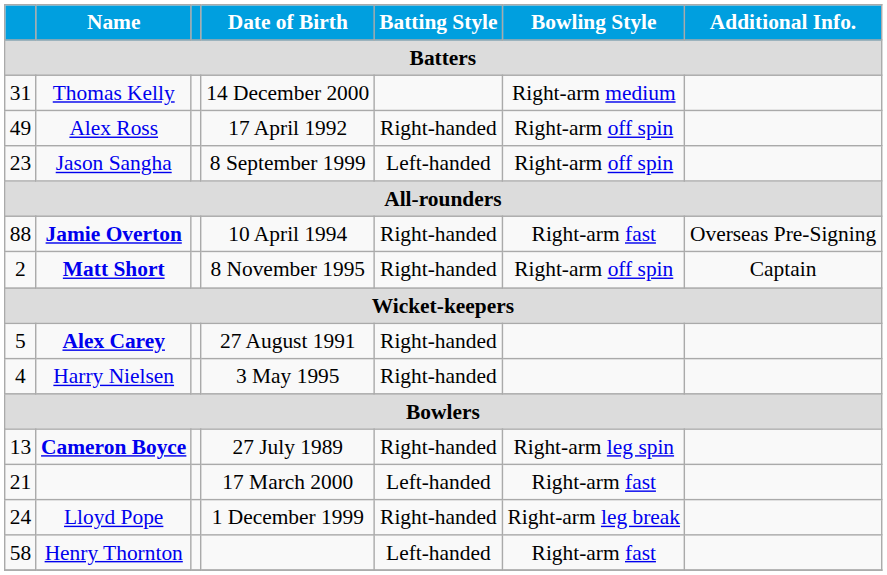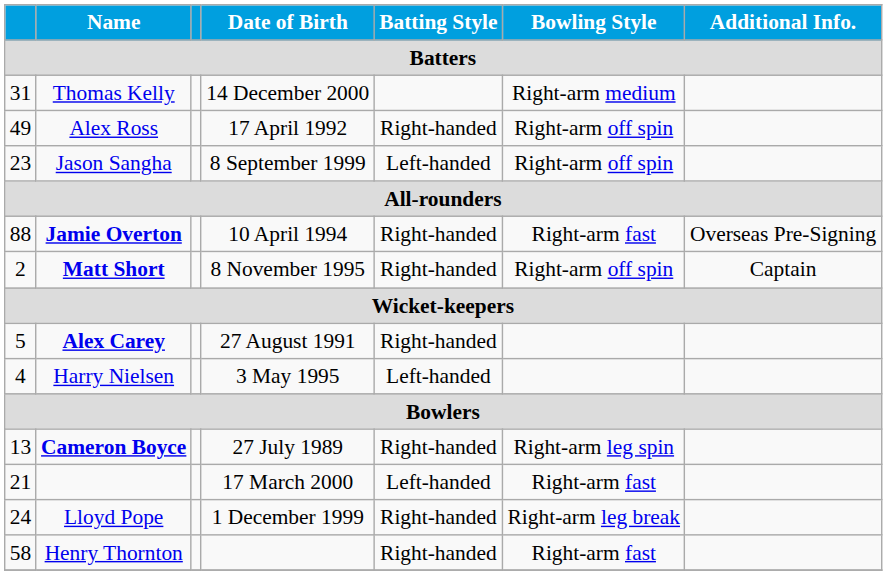(438, 375) Right-handed -> (438, 375) Left-handed
(438, 552) Left-handed -> (438, 552) Right-handed
